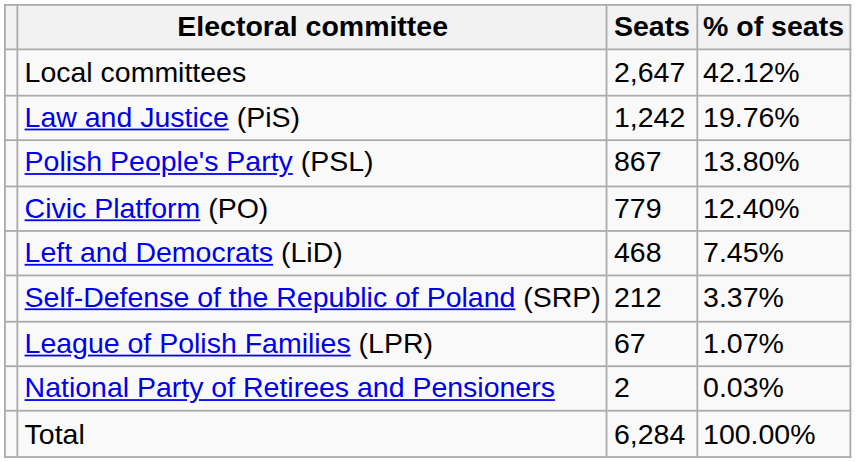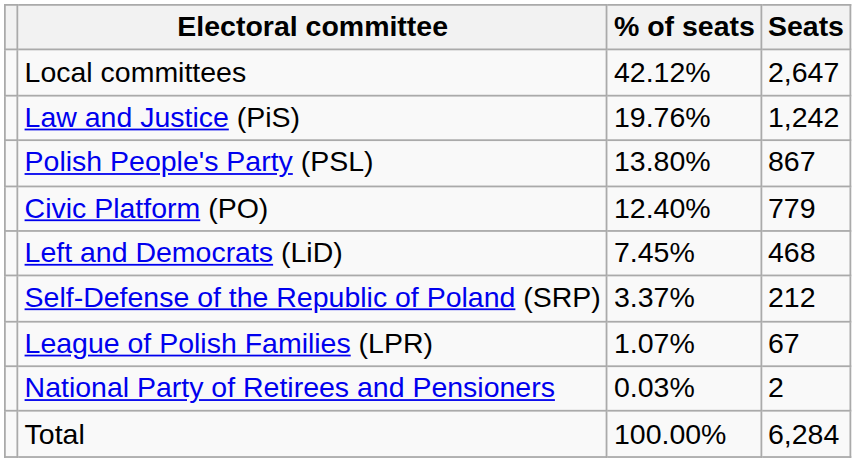columns swapped: (774, 27) <-> (652, 27)
